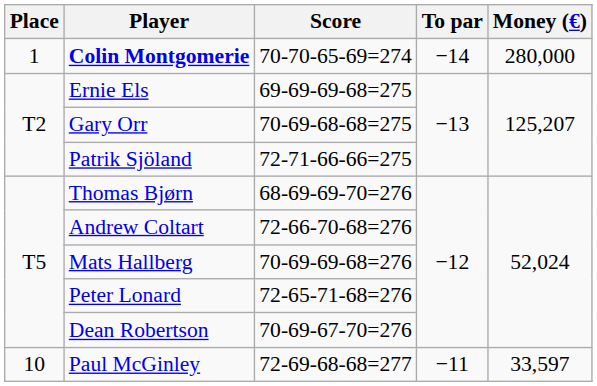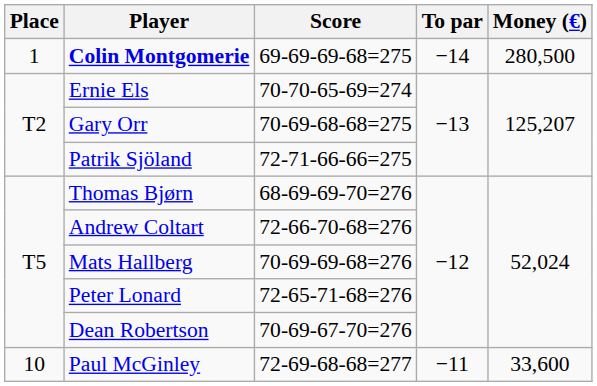(336, 55) 70-70-65-69=274 -> (336, 55) 69-69-69-68=275
(540, 55) 280,000 -> (540, 55) 280,500
(336, 90) 69-69-69-68=275 -> (336, 90) 70-70-65-69=274
(540, 364) 33,597 -> (540, 364) 33,600
